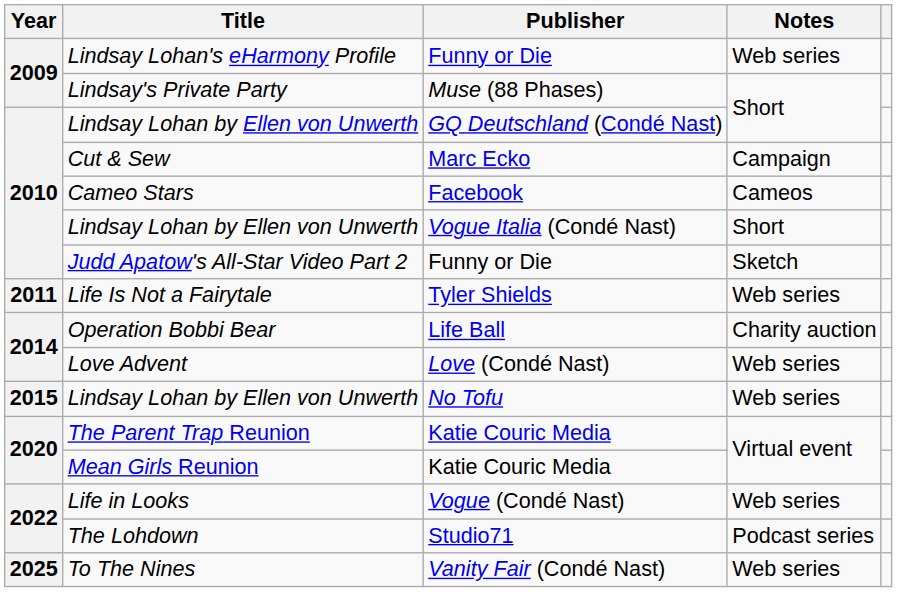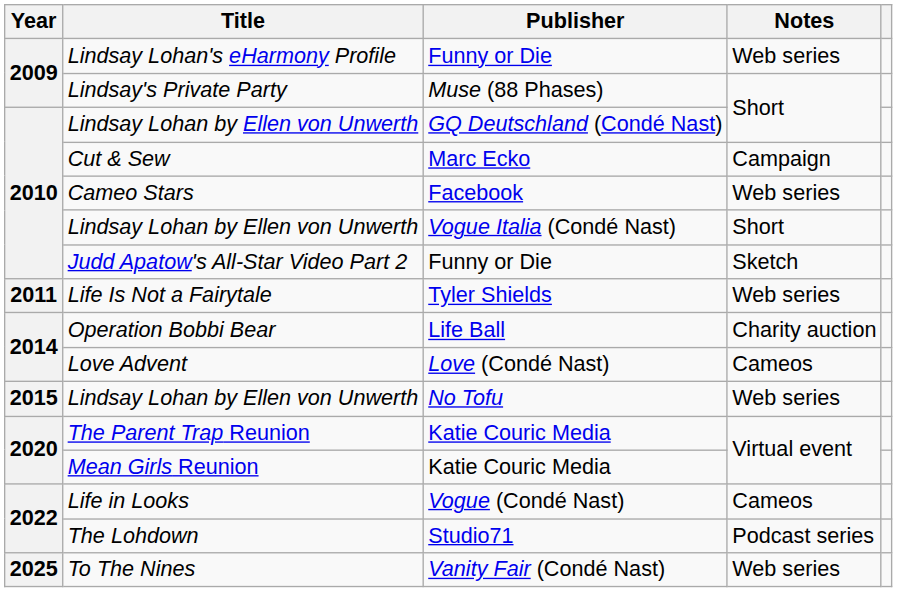(773, 192) Cameos -> (786, 192) Web series
(786, 364) Web series -> (773, 364) Cameos
(786, 501) Web series -> (773, 501) Cameos
